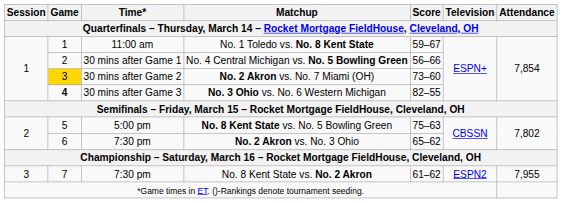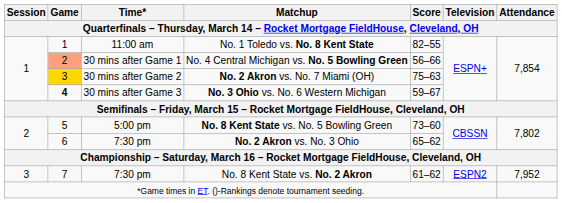(427, 45) 59–67 -> (427, 45) 82–55
(65, 61) no background -> (65, 61) lightsalmon background
(427, 77) 73–60 -> (427, 77) 75–63
(427, 93) 82–55 -> (427, 93) 59–67
(427, 125) 75–63 -> (427, 125) 73–60
(527, 174) 7,955 -> (527, 174) 7,952
